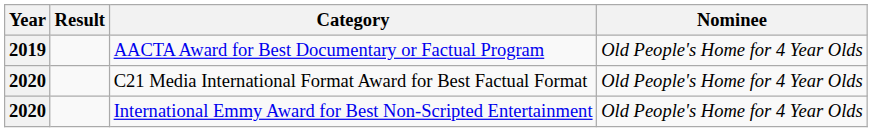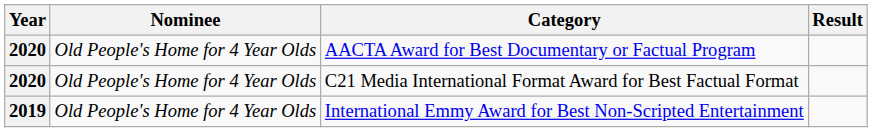columns swapped: (732, 19) <-> (80, 19)
(27, 50) 2019 -> (27, 50) 2020
(27, 111) 2020 -> (27, 111) 2019
